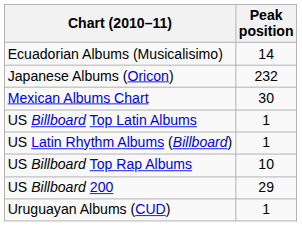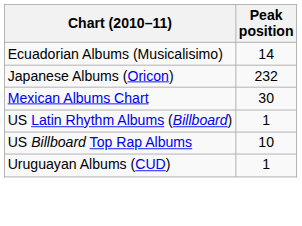- row: (102, 120)
- row: (61, 187)
